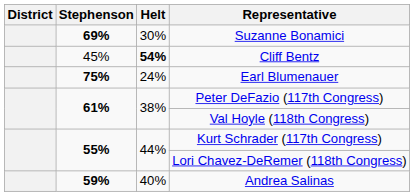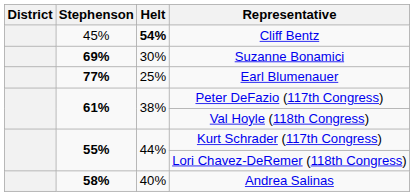rows swapped: (289, 35) <-> (289, 56)
(96, 77) 75% -> (96, 77) 77%
(153, 77) 24% -> (153, 77) 25%
(96, 181) 59% -> (96, 181) 58%
